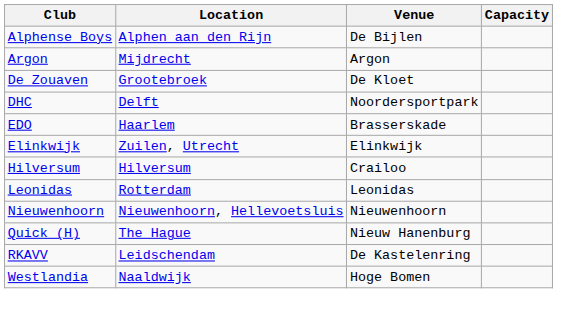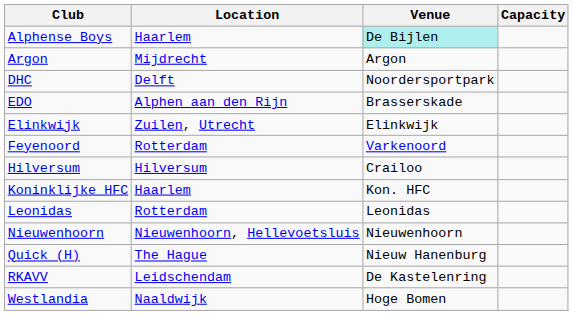(195, 37) Alphen aan den Rijn -> (163, 37) Haarlem
(386, 37) no background -> (402, 37) paleturquoise background
- row: (48, 81)
(147, 125) Haarlem -> (211, 103) Alphen aan den Rijn
+ row: (44, 146)
+ row: (68, 190)
